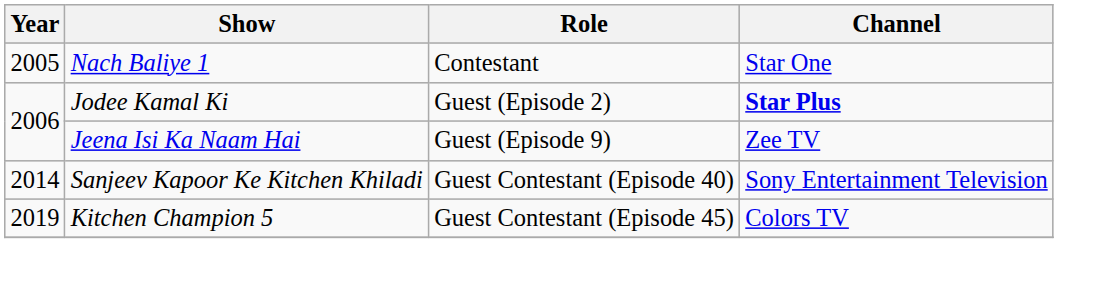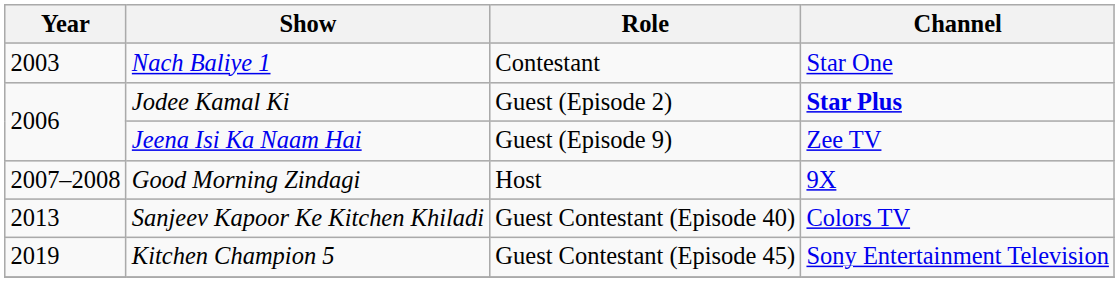(35, 62) 2005 -> (35, 62) 2003
+ row: (246, 179)
(35, 179) 2014 -> (35, 218) 2013
(896, 179) Sony Entertainment Television -> (858, 218) Colors TV
(797, 218) Colors TV -> (958, 256) Sony Entertainment Television
